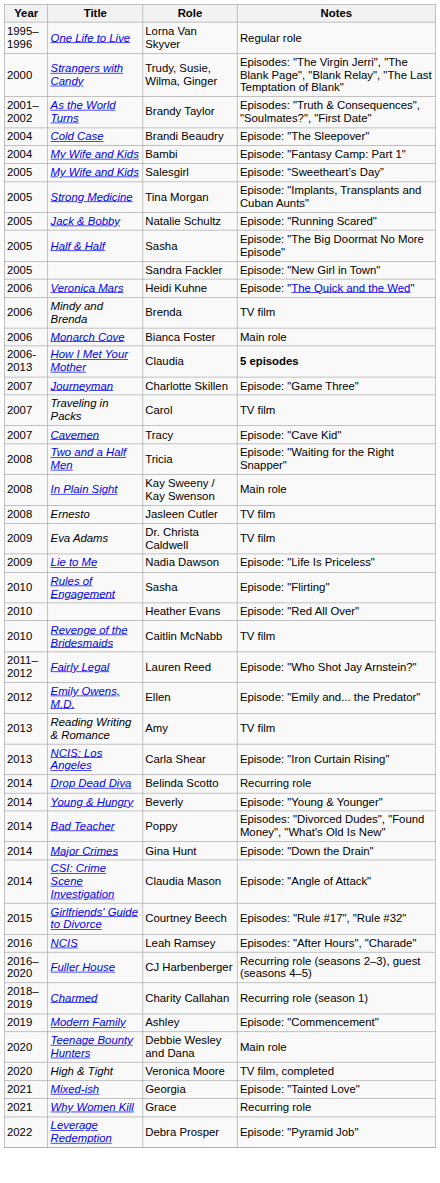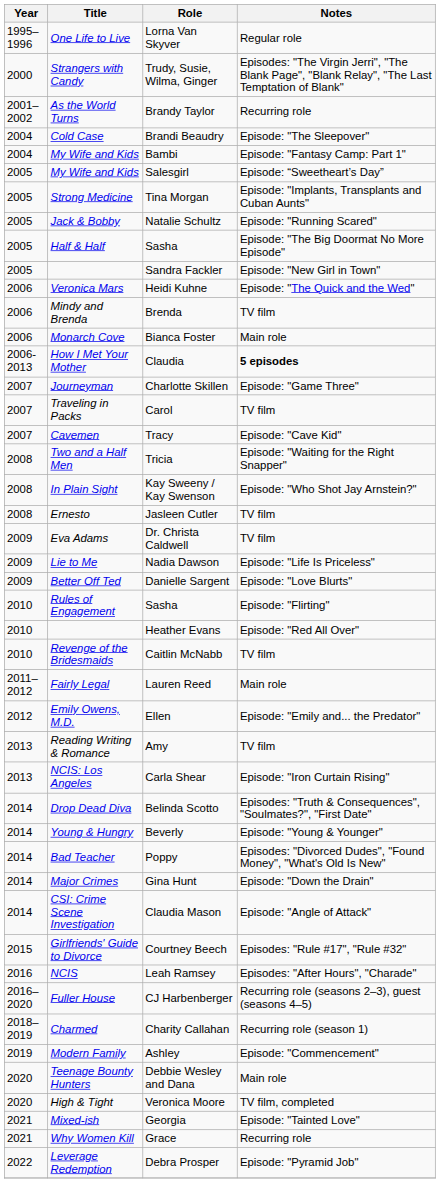(330, 112) Episodes: "Truth & Consequences", "Soulmates?", "First Date" -> (276, 112) Recurring role
(263, 490) Main role -> (328, 490) Episode: "Who Shot Jay Arnstein?"
+ row: (86, 581)
(328, 667) Episode: "Who Shot Jay Arnstein?" -> (263, 685) Main role
(276, 784) Recurring role -> (330, 808) Episodes: "Truth & Consequences", "Soulmates?", "First Date"
